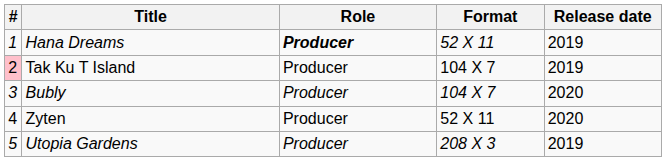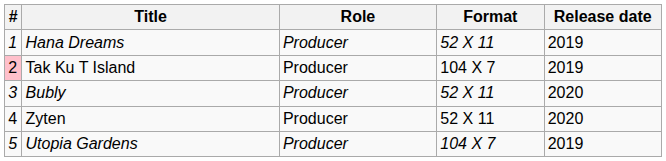(318, 42) bold -> (315, 42) normal
(468, 93) 104 X 7 -> (467, 93) 52 X 11
(468, 144) 208 X 3 -> (468, 144) 104 X 7
